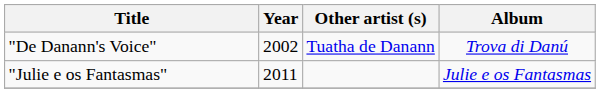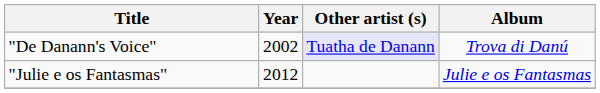(371, 46) no background -> (371, 46) lavender background
(280, 74) 2011 -> (281, 74) 2012
